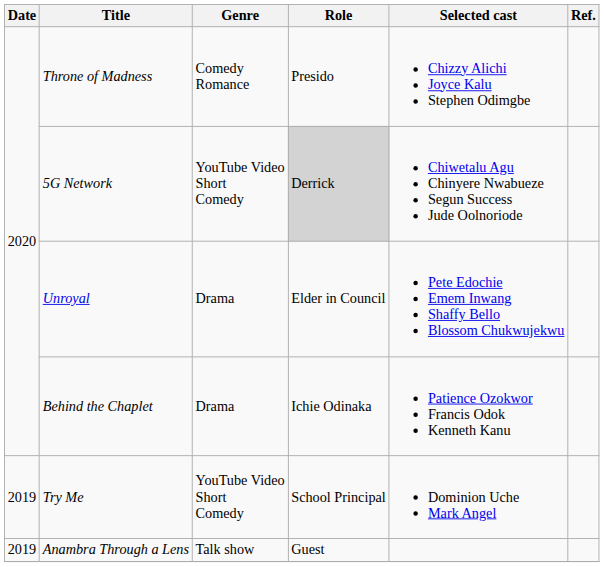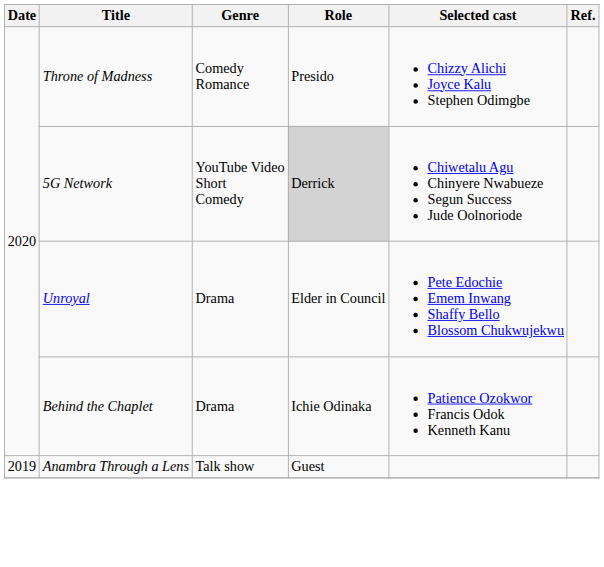- row: (63, 497)
